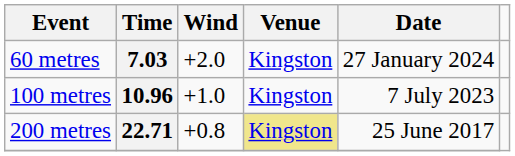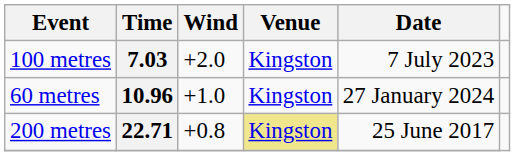(55, 58) 60 metres -> (61, 58) 100 metres
(418, 58) 27 January 2024 -> (441, 58) 7 July 2023
(61, 95) 100 metres -> (55, 95) 60 metres
(441, 95) 7 July 2023 -> (418, 95) 27 January 2024
